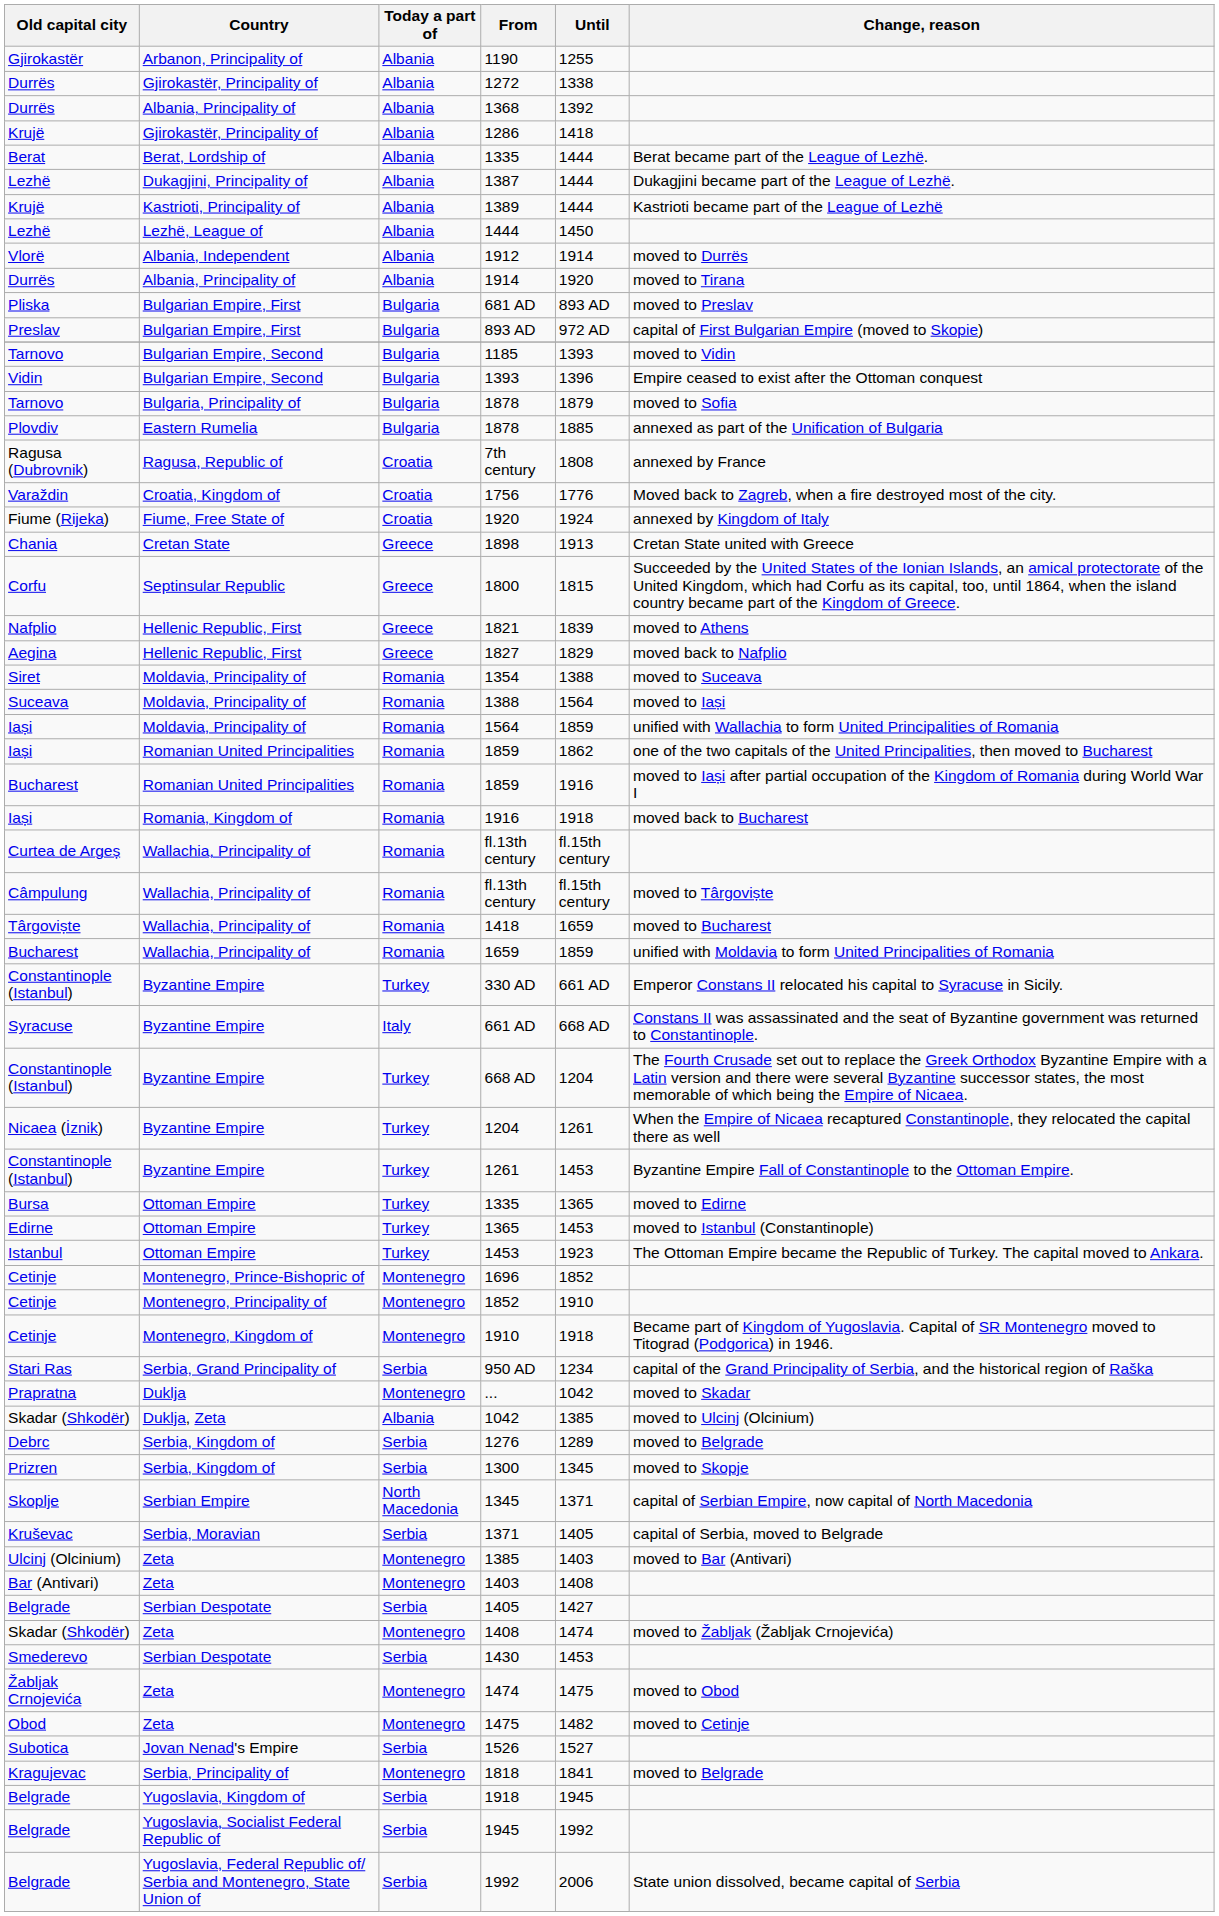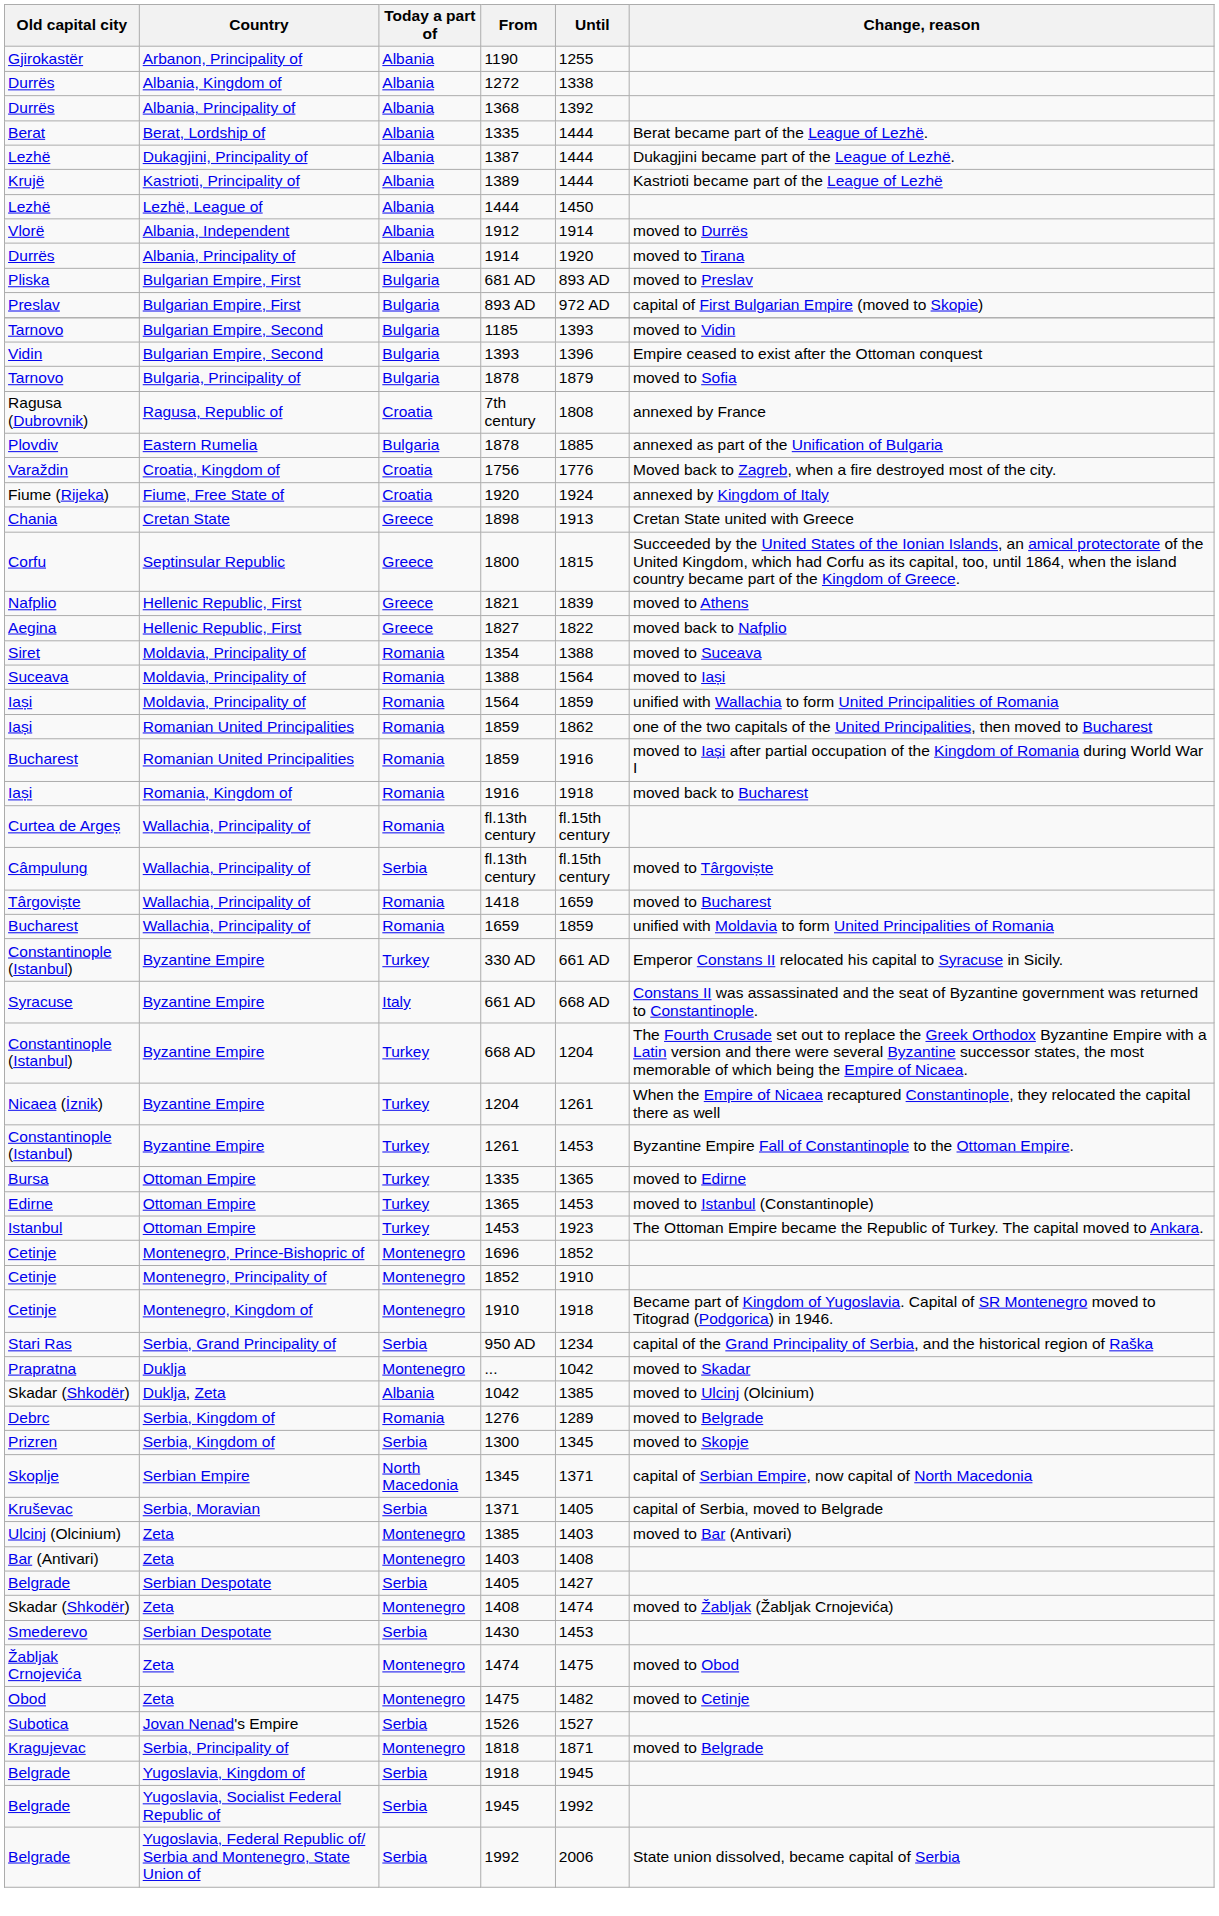(230, 83) Gjirokastër, Principality of -> (212, 83) Albania, Kingdom of
- row: (26, 132)
rows swapped: (33, 428) <-> (48, 461)
(576, 652) 1829 -> (576, 628) 1822
(413, 893) Romania -> (405, 868) Serbia
(405, 1442) Serbia -> (413, 1418) Romania
(576, 1772) 1841 -> (576, 1748) 1871
